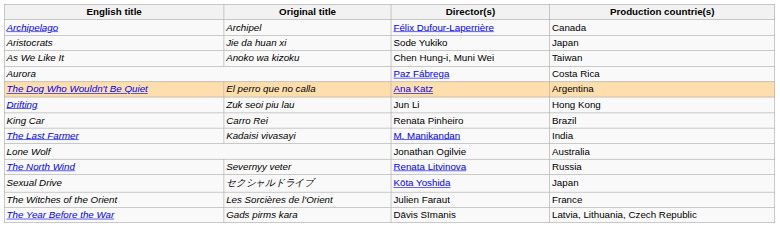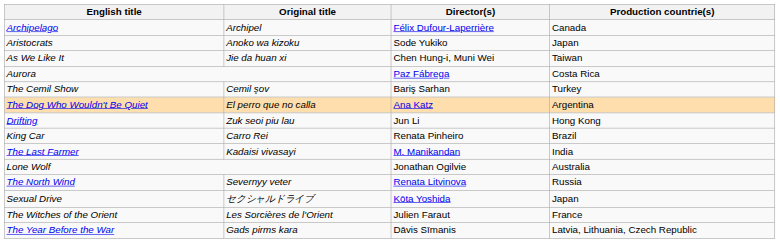(256, 43) Jie da huan xi -> (263, 43) Anoko wa kizoku
(263, 58) Anoko wa kizoku -> (256, 58) Jie da huan xi
+ row: (42, 89)
